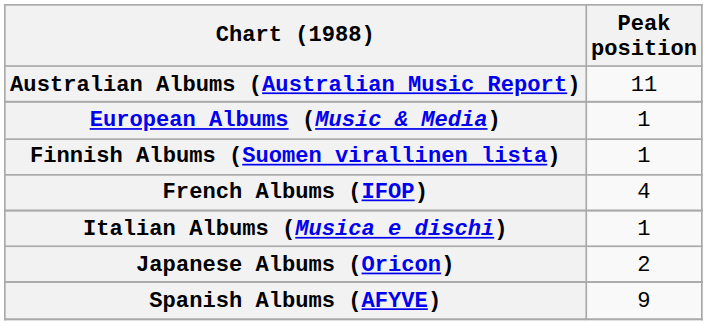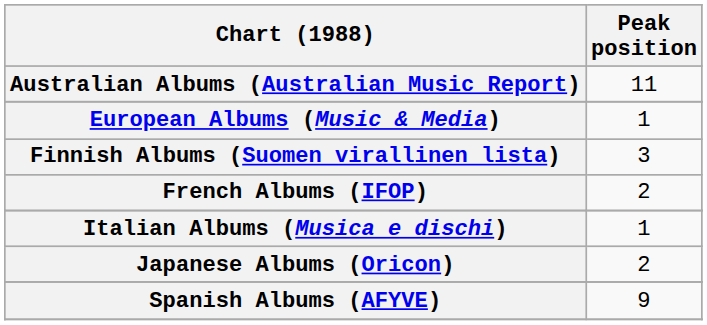(644, 156) 1 -> (644, 156) 3
(644, 192) 4 -> (644, 192) 2
